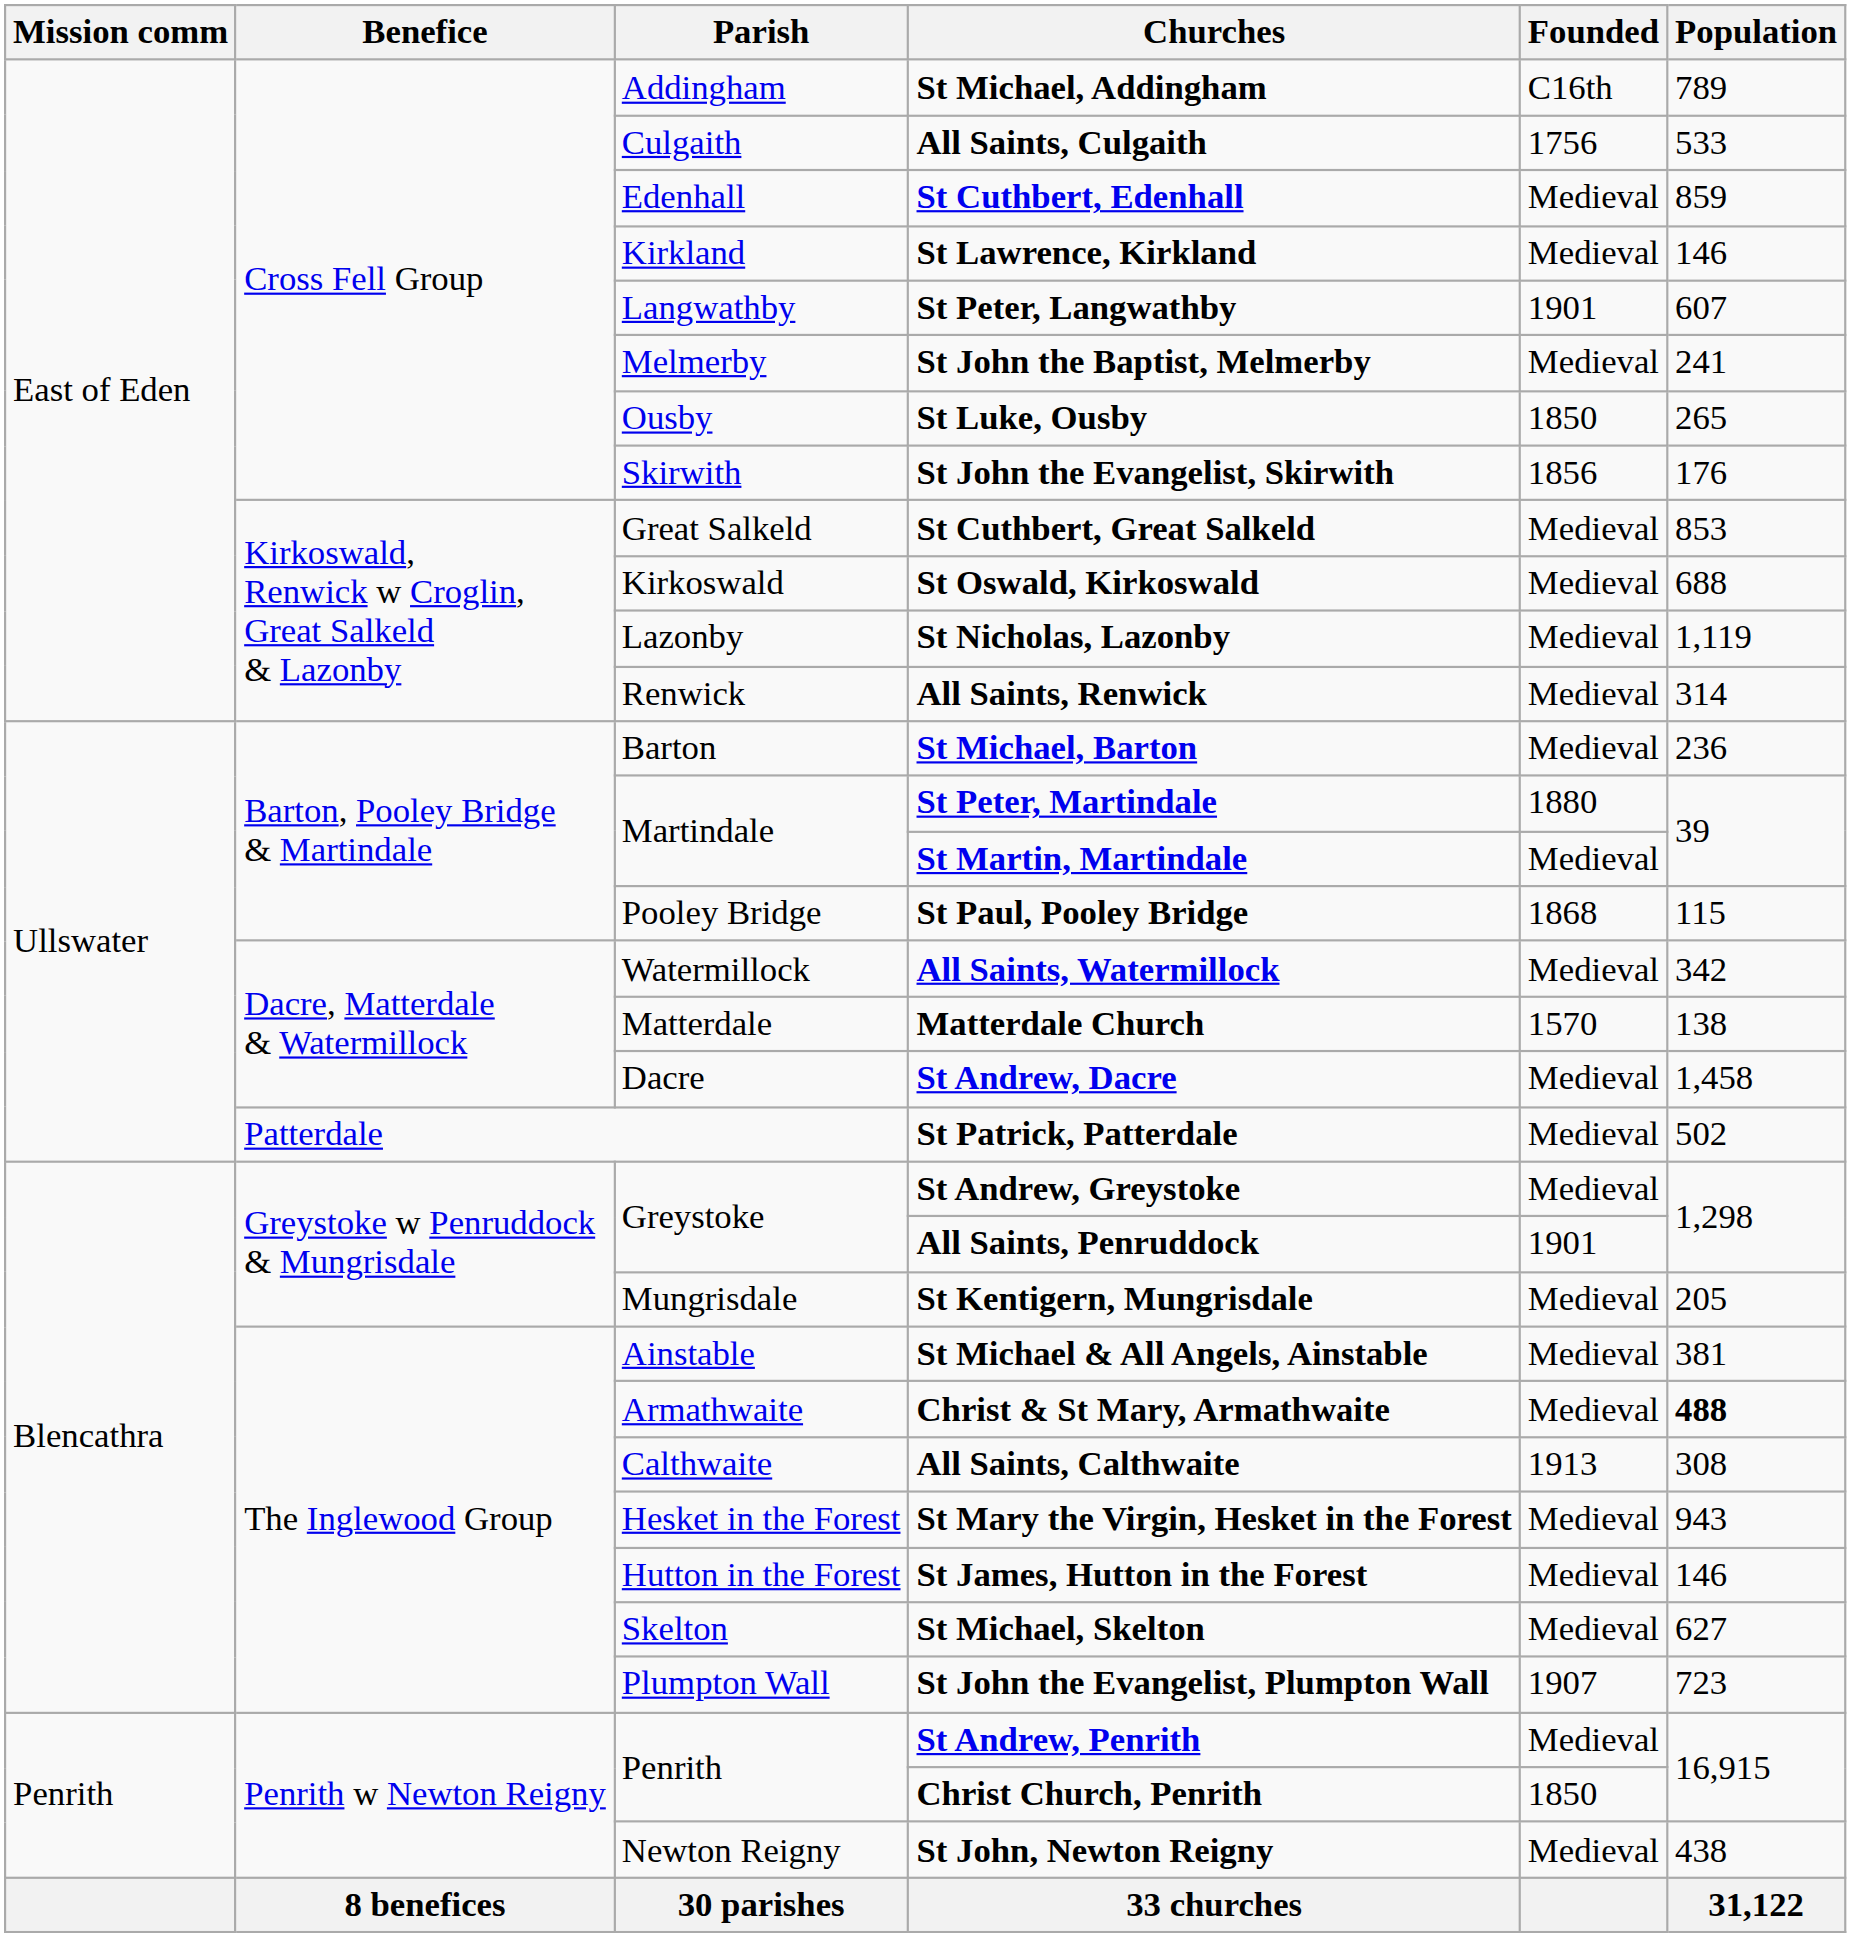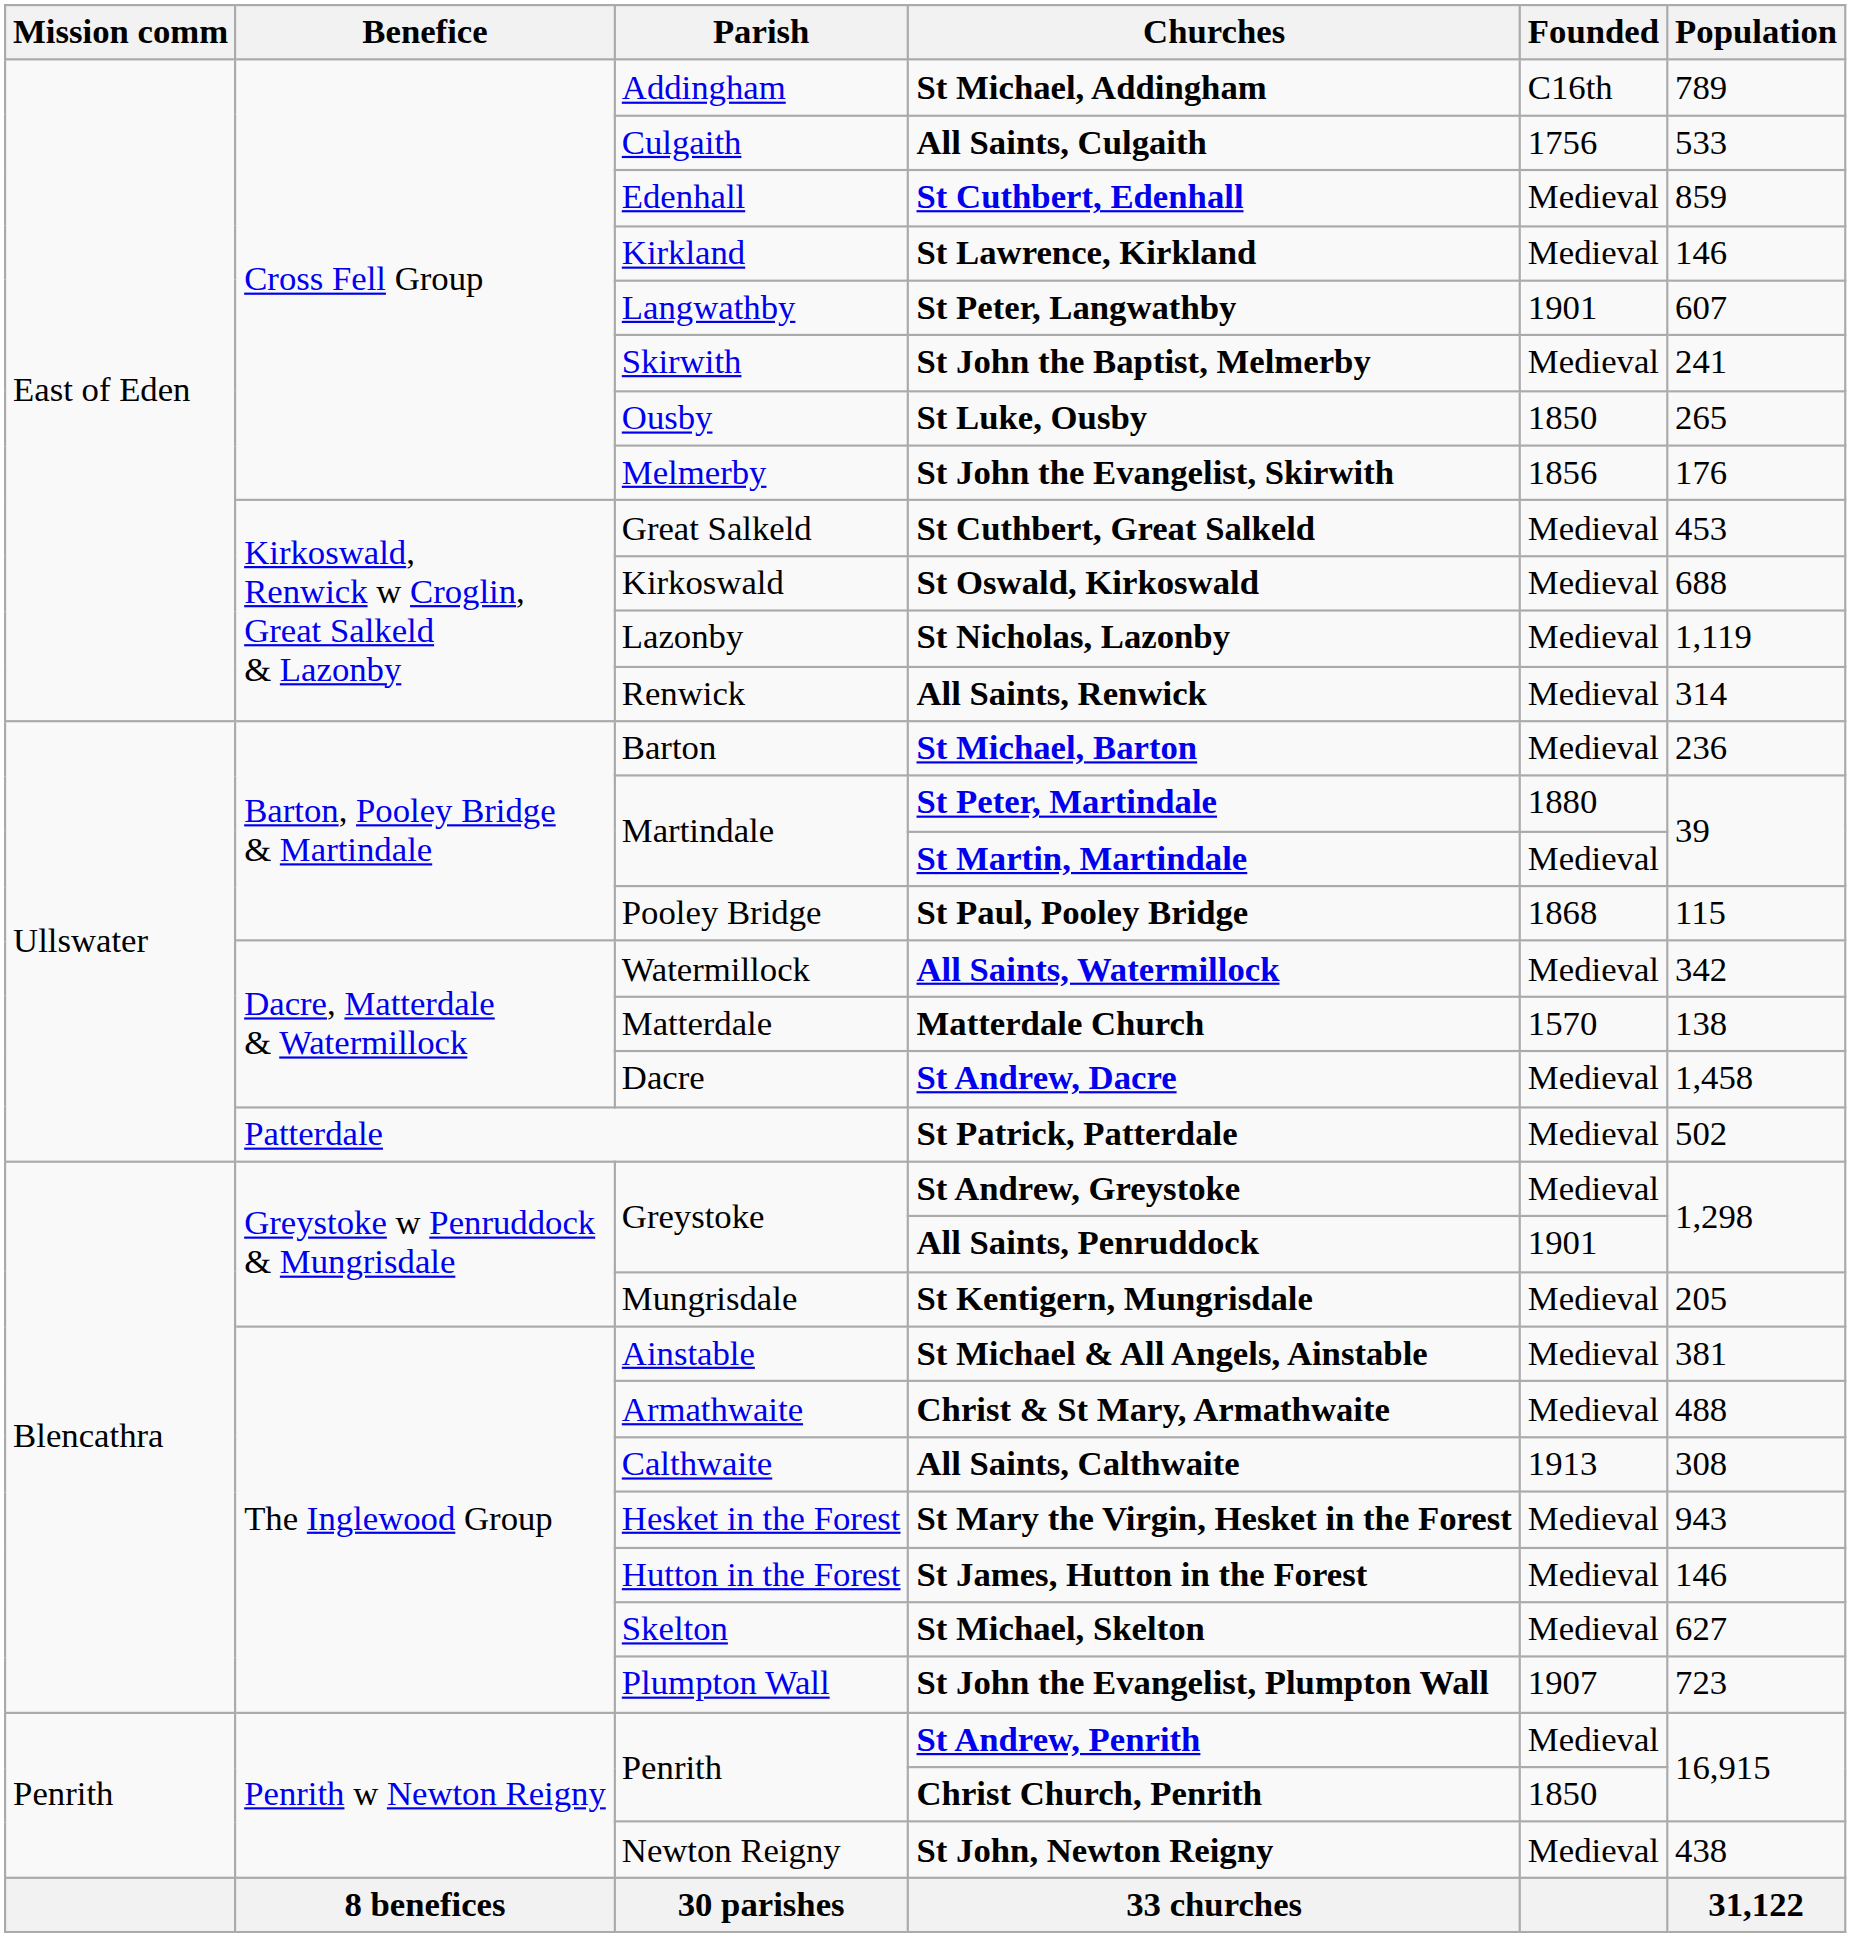(694, 362) Melmerby -> (682, 362) Skirwith
(682, 472) Skirwith -> (694, 472) Melmerby
(1701, 527) 853 -> (1701, 527) 453
(1701, 1408) bold -> (1701, 1408) normal
